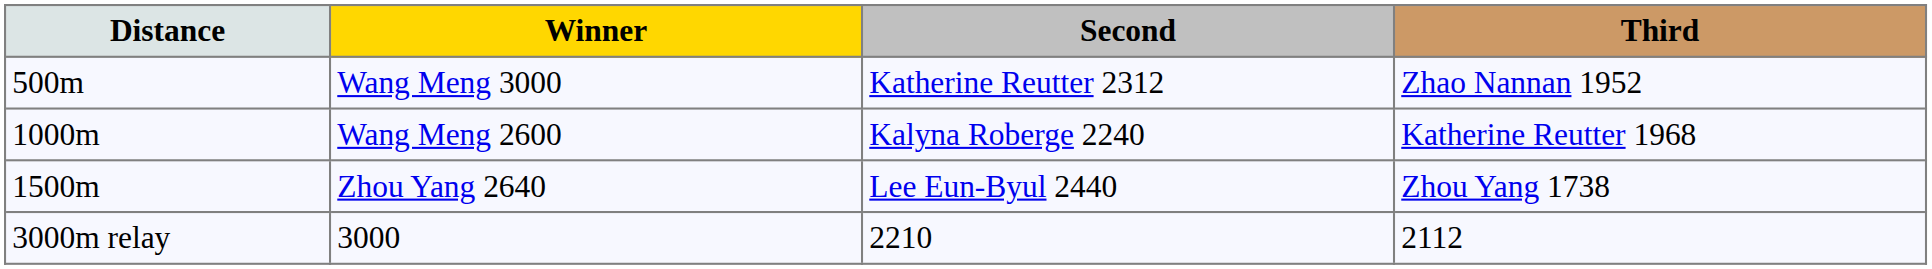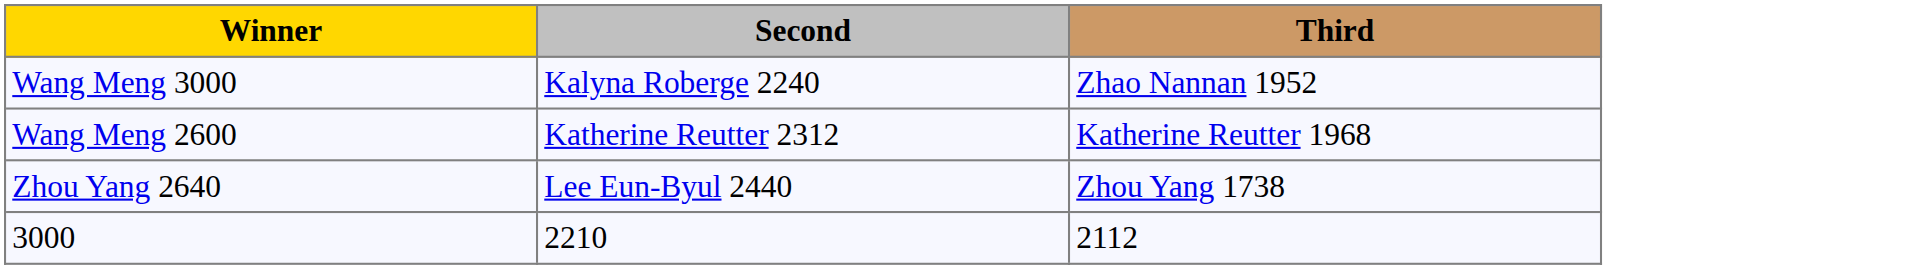- column: (168, 30)
(1017, 82) Katherine Reutter 2312 -> (682, 82) Kalyna Roberge 2240
(1007, 133) Kalyna Roberge 2240 -> (692, 133) Katherine Reutter 2312
